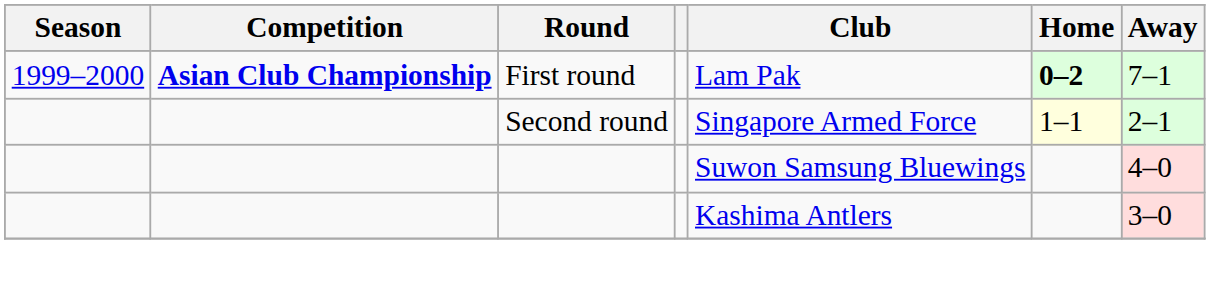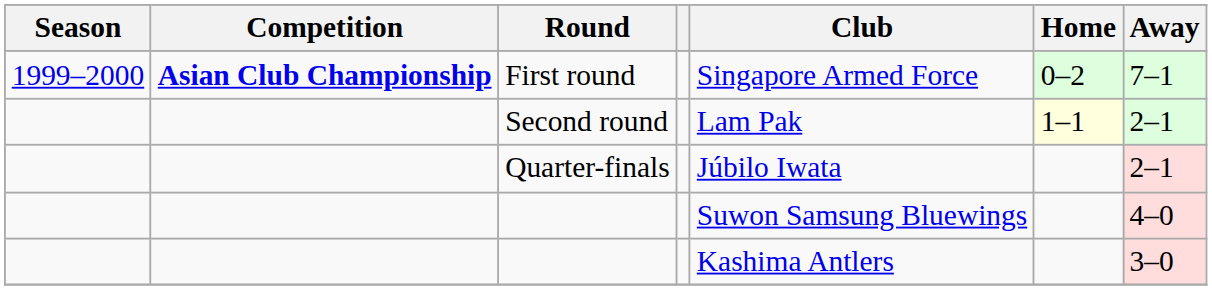(748, 74) Lam Pak -> (837, 74) Singapore Armed Force
(1061, 74) bold -> (1063, 74) normal
(836, 121) Singapore Armed Force -> (750, 121) Lam Pak
+ row: (78, 168)
